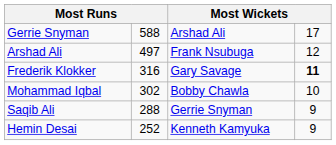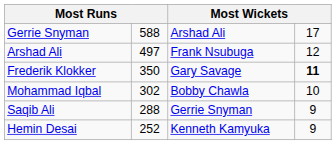(150, 71) 316 -> (150, 71) 350
